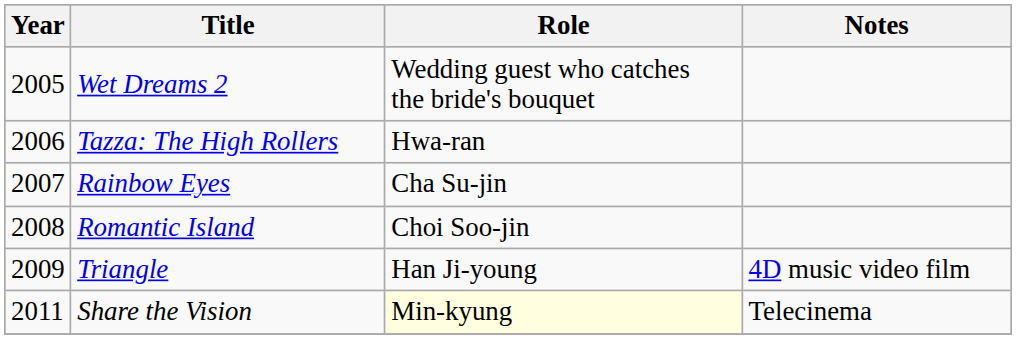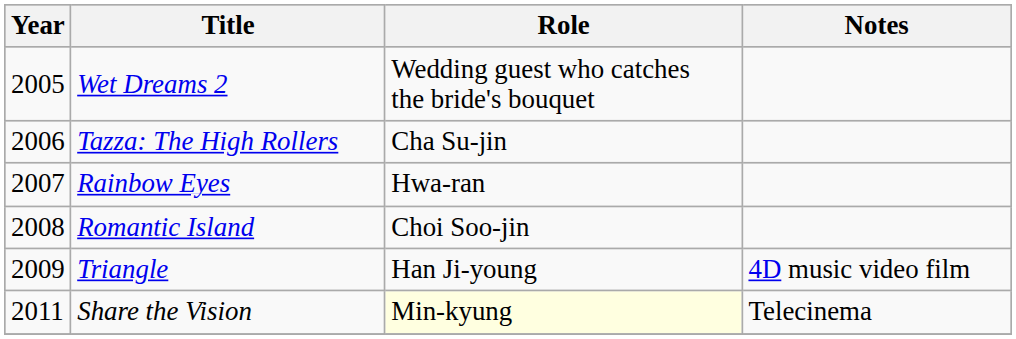(438, 141) Hwa-ran -> (449, 141) Cha Su-jin
(449, 183) Cha Su-jin -> (438, 183) Hwa-ran
